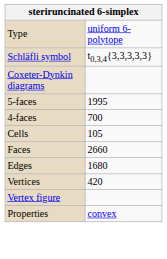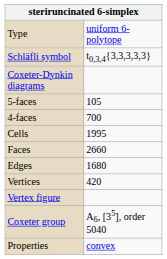(97, 101) 1995 -> (94, 101) 105
(95, 133) 105 -> (96, 133) 1995
+ row: (36, 222)
